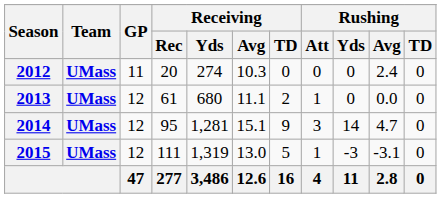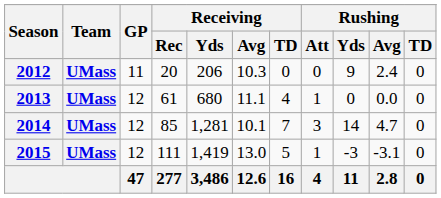(210, 71) 274 -> (210, 71) 206
(351, 71) 0 -> (351, 71) 9
(286, 98) 2 -> (286, 98) 4
(169, 125) 95 -> (169, 125) 85
(251, 125) 15.1 -> (251, 125) 10.1
(286, 125) 9 -> (286, 125) 7
(210, 152) 1,319 -> (210, 152) 1,419
